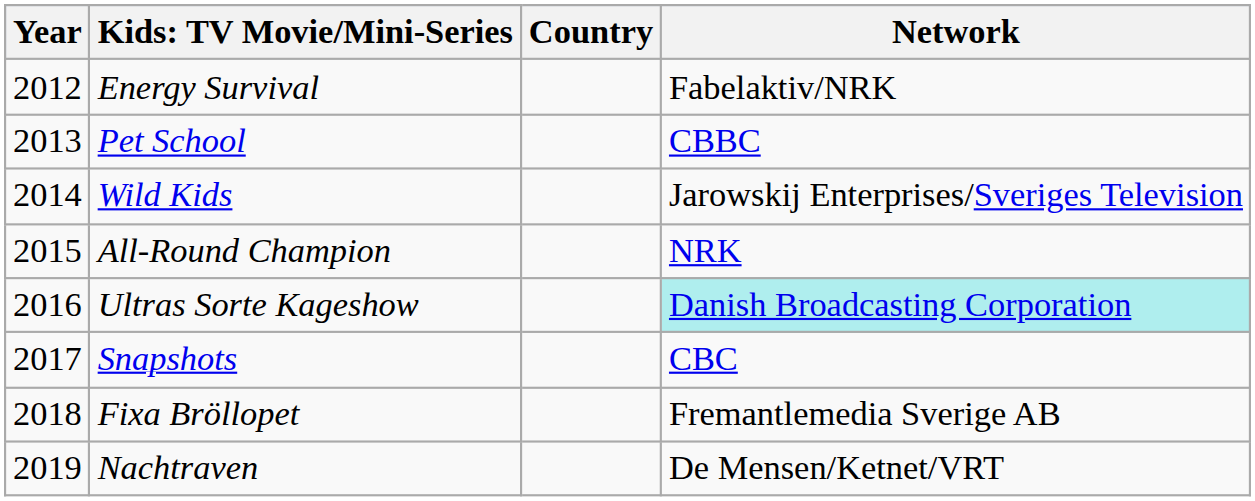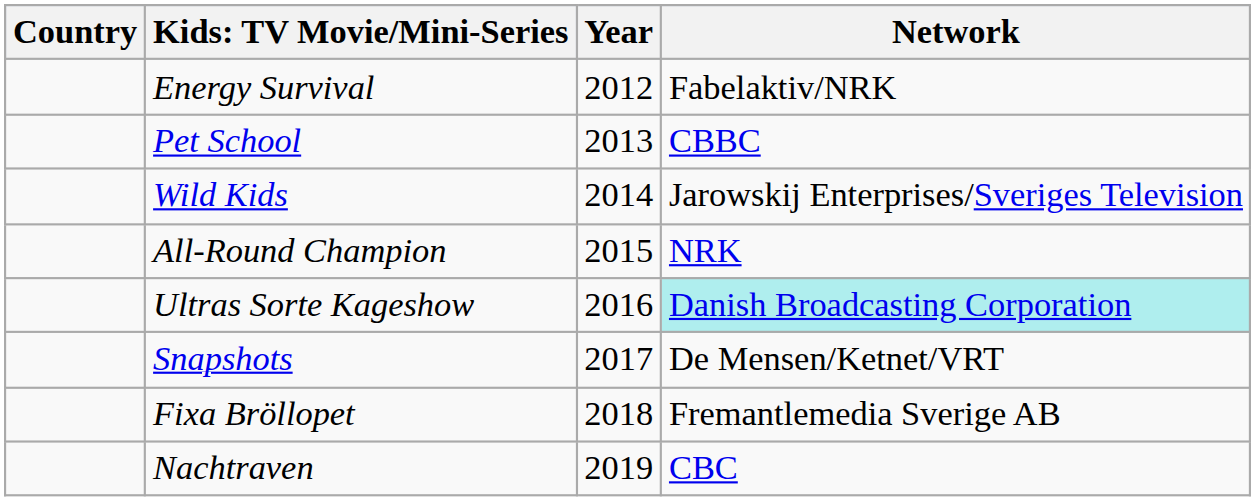columns swapped: (47, 31) <-> (591, 31)
(703, 359) CBC -> (837, 359) De Mensen/Ketnet/VRT
(837, 468) De Mensen/Ketnet/VRT -> (703, 468) CBC
